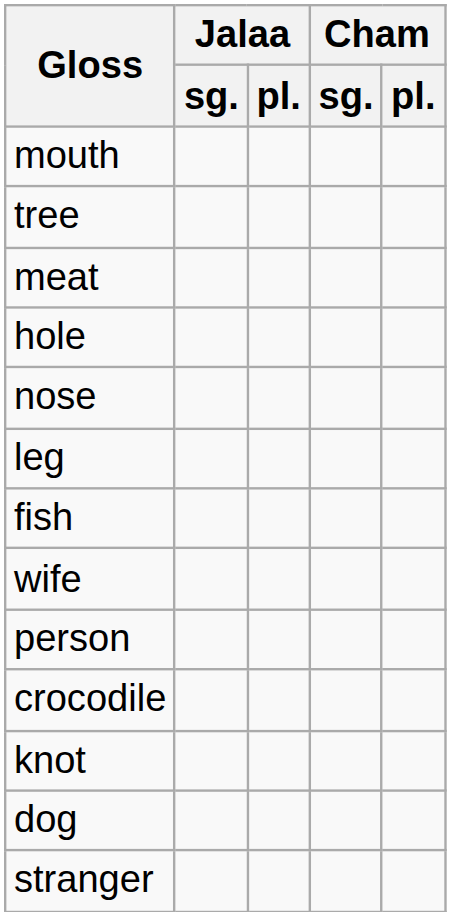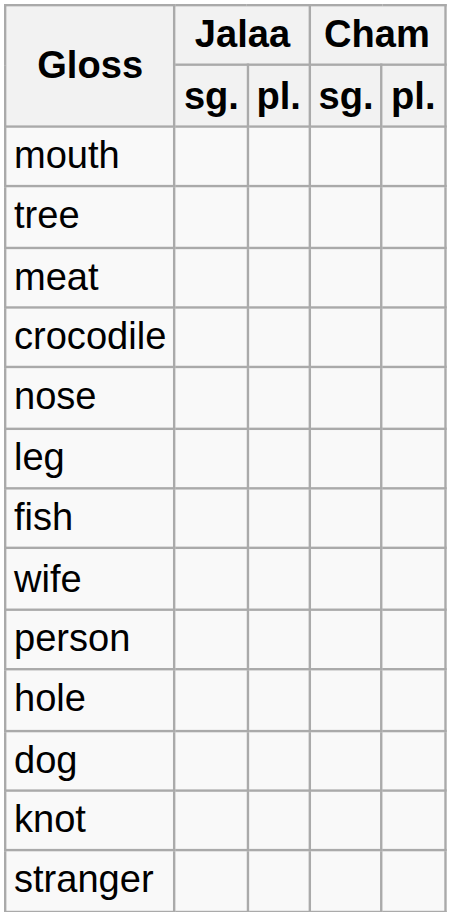rows swapped: (50, 336) <-> (90, 699)
rows swapped: (50, 759) <-> (46, 819)
